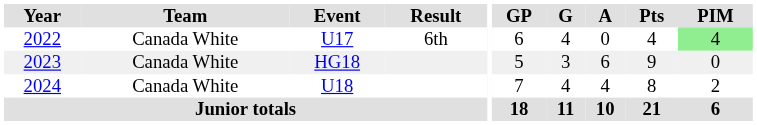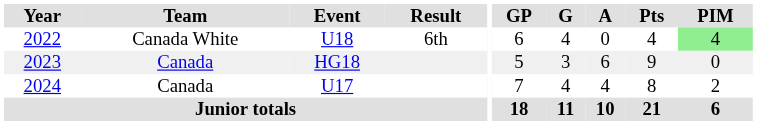(337, 39) U17 -> (337, 39) U18
(185, 62) Canada White -> (185, 62) Canada
(185, 85) Canada White -> (185, 85) Canada
(337, 85) U18 -> (337, 85) U17
